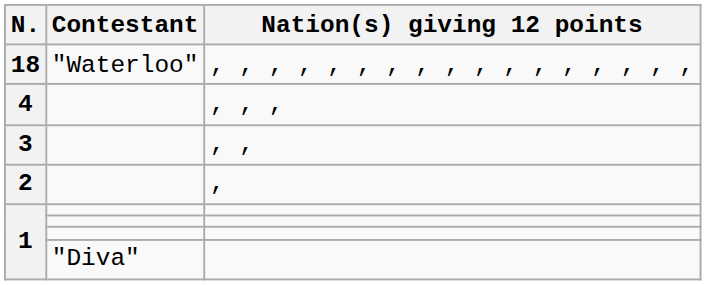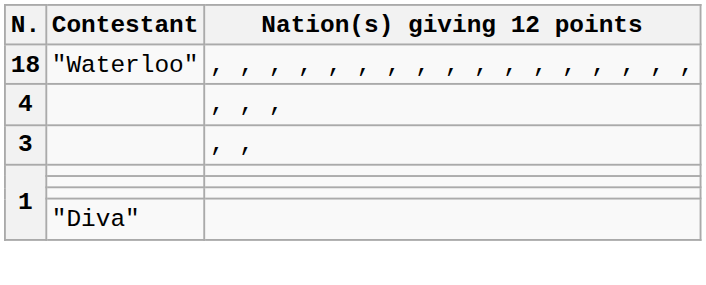- row: (25, 184)
